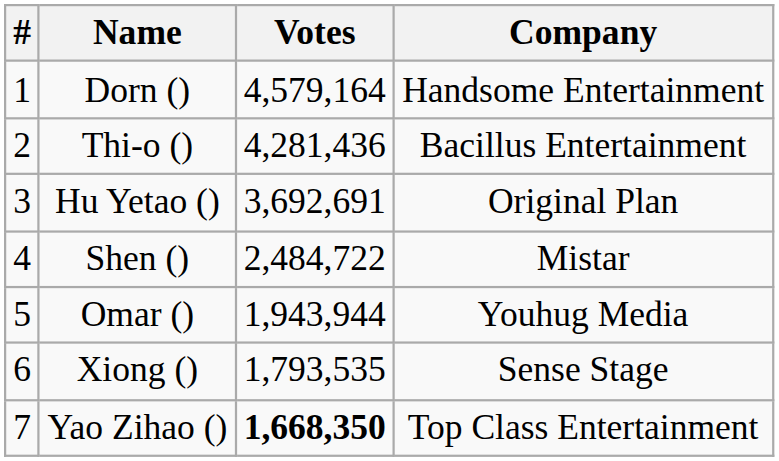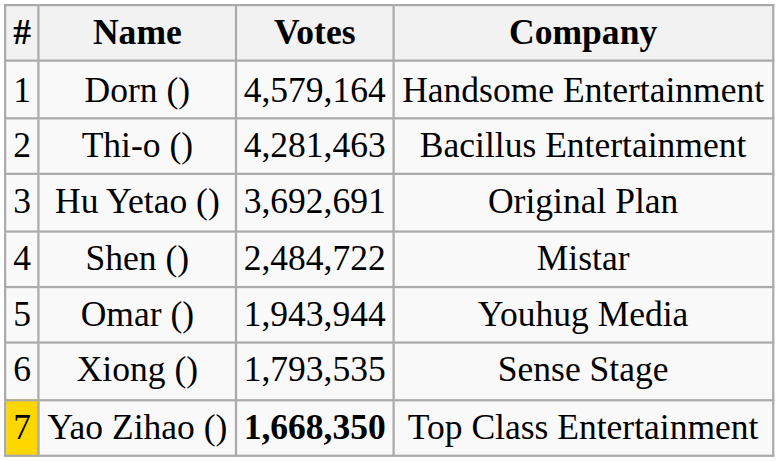(315, 145) 4,281,436 -> (315, 145) 4,281,463
(22, 426) no background -> (22, 426) gold background
